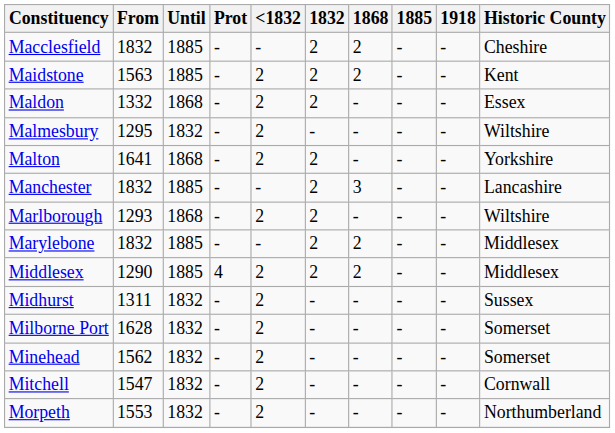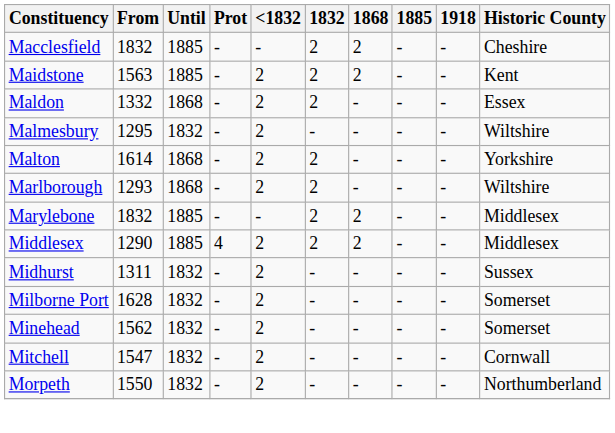(135, 159) 1641 -> (135, 159) 1614
- row: (50, 187)
(135, 412) 1553 -> (135, 384) 1550
